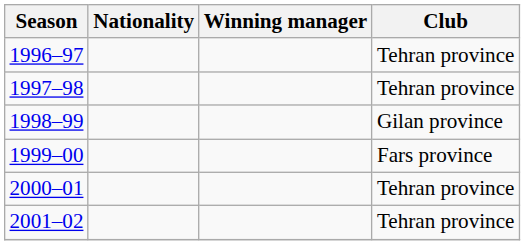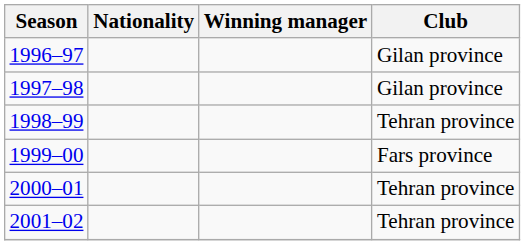(446, 54) Tehran province -> (440, 54) Gilan province
(446, 88) Tehran province -> (440, 88) Gilan province
(440, 121) Gilan province -> (446, 121) Tehran province
